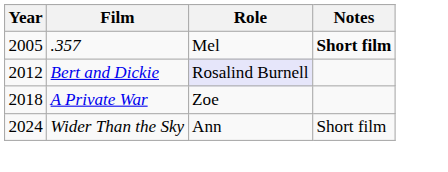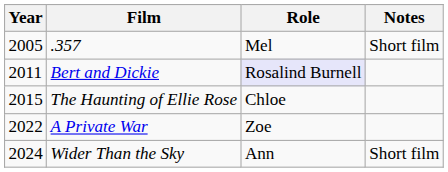(354, 45) bold -> (404, 45) normal
(26, 72) 2012 -> (25, 72) 2011
+ row: (144, 99)
(26, 99) 2018 -> (26, 126) 2022
